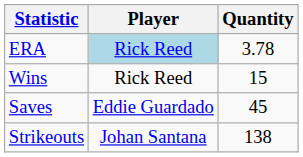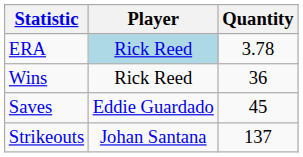(258, 78) 15 -> (258, 78) 36
(258, 136) 138 -> (258, 136) 137
